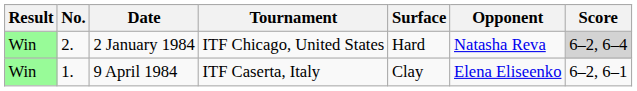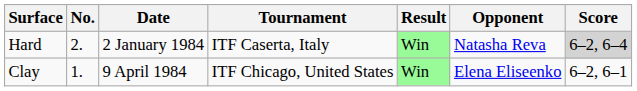columns swapped: (31, 17) <-> (419, 17)
(293, 44) ITF Chicago, United States -> (271, 44) ITF Caserta, Italy
(261, 71) ITF Caserta, Italy -> (303, 71) ITF Chicago, United States
